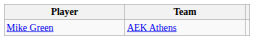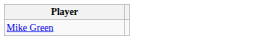- column: (185, 12)
